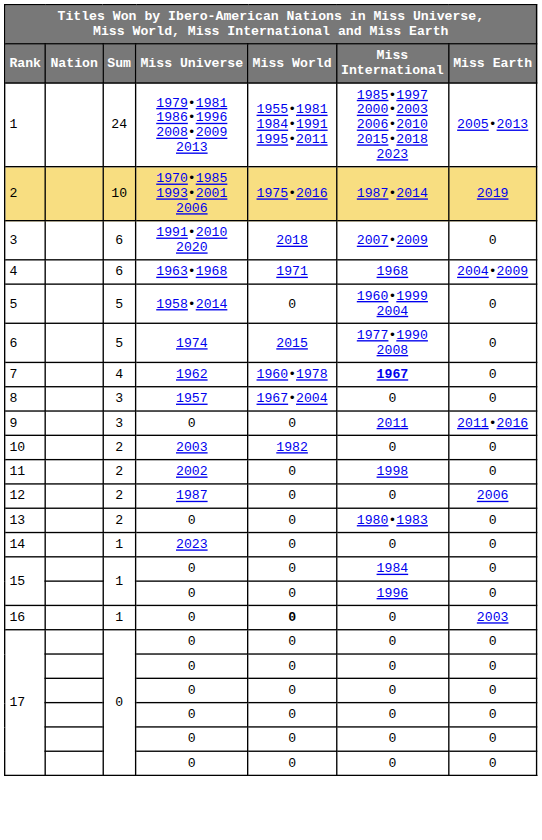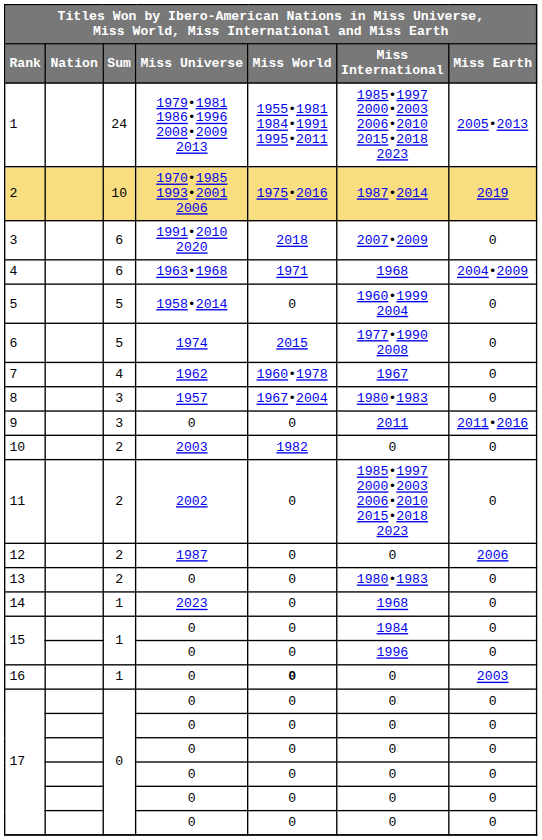(392, 375) bold -> (392, 375) normal
(392, 399) 0 -> (392, 399) 1980•1983
(392, 472) 1998 -> (392, 501) 1985•1997 2000•2003 2006•2010 2015•2018 2023
(392, 545) 0 -> (392, 604) 1968
